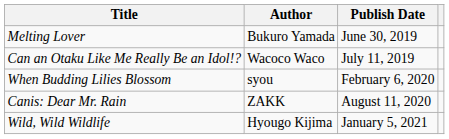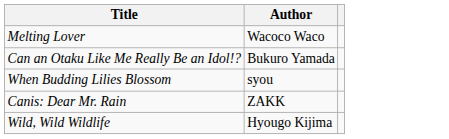- column: (388, 15)
(291, 36) Bukuro Yamada -> (286, 36) Wacoco Waco
(286, 58) Wacoco Waco -> (291, 58) Bukuro Yamada
